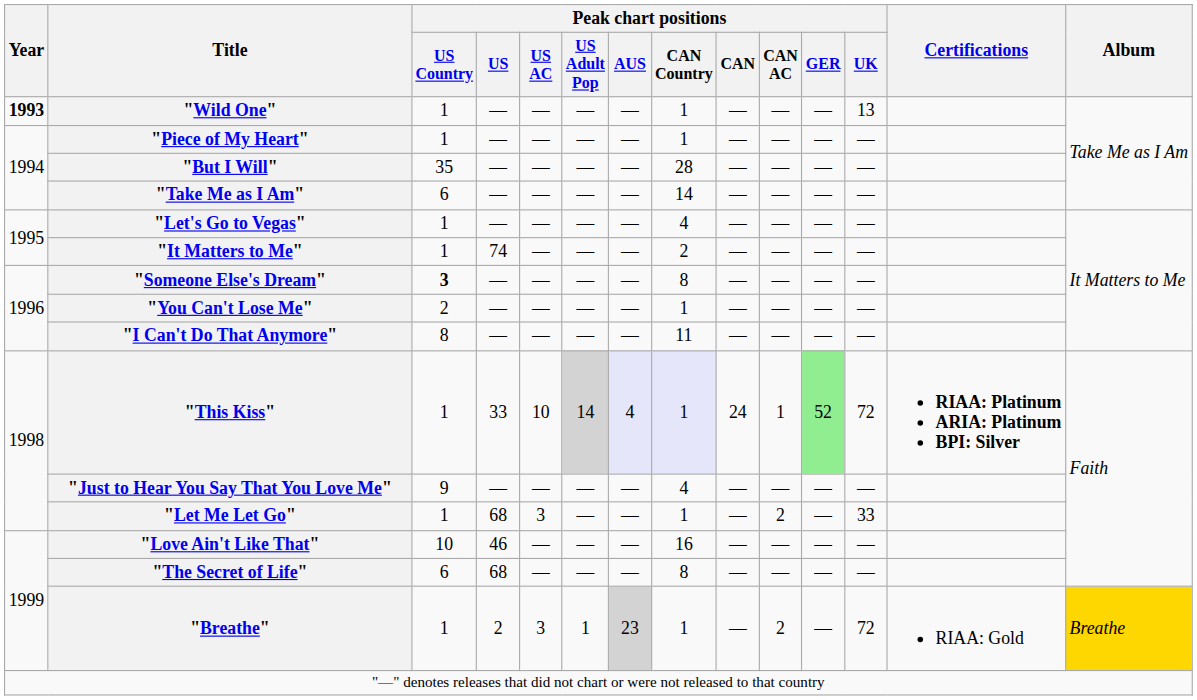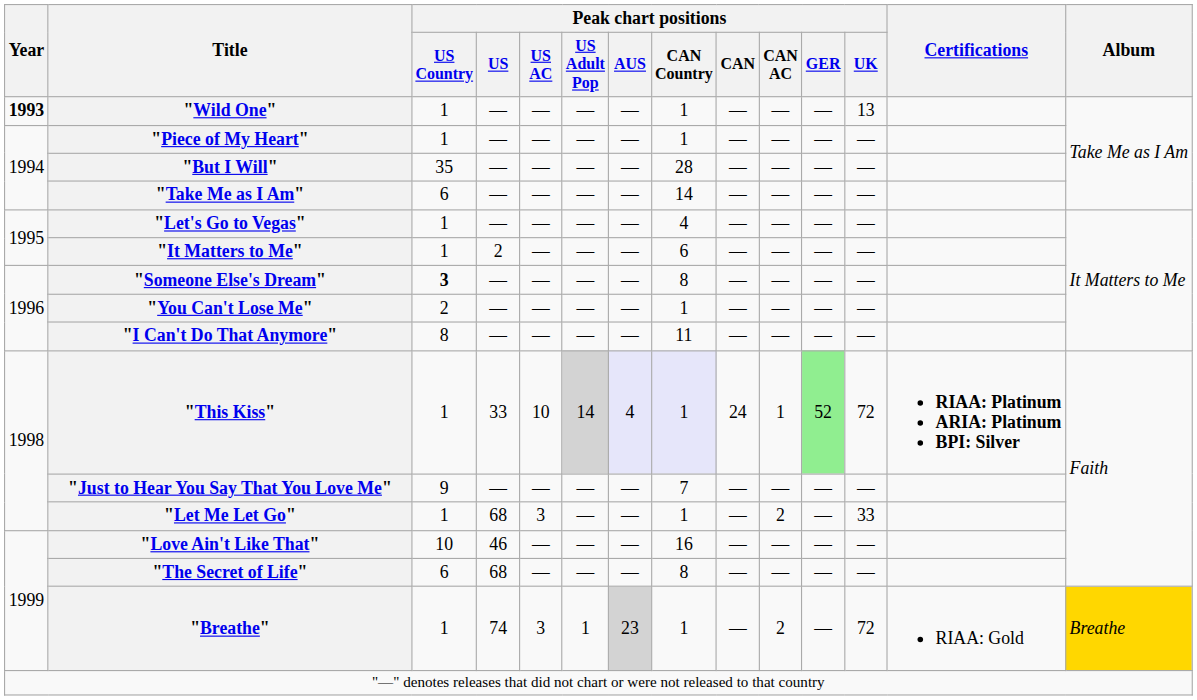(498, 251) 74 -> (498, 251) 2
(684, 251) 2 -> (684, 251) 6
(684, 487) 4 -> (684, 487) 7
(498, 628) 2 -> (498, 628) 74
